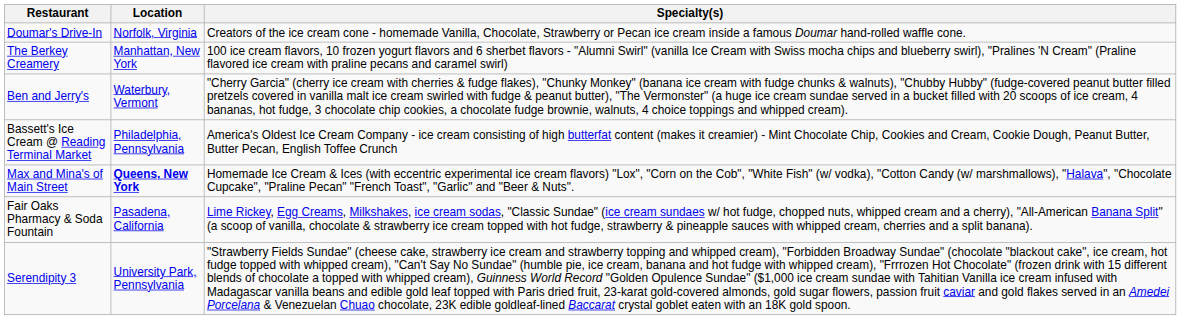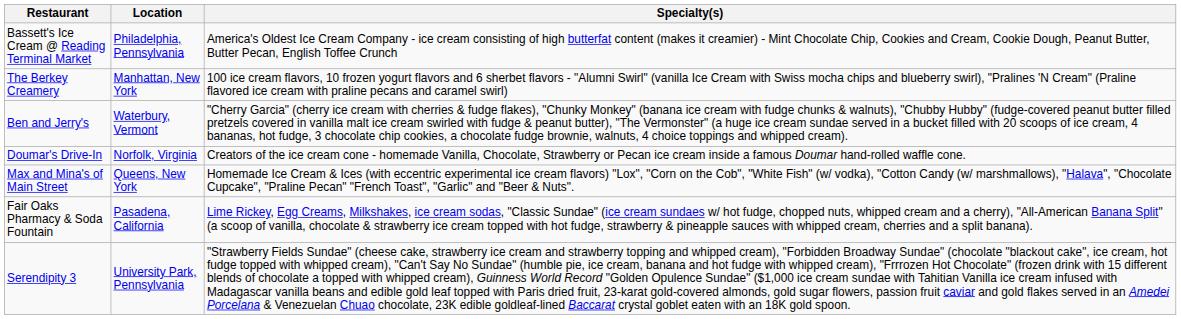rows swapped: (56, 142) <-> (55, 32)
(151, 181) bold -> (149, 181) normal
